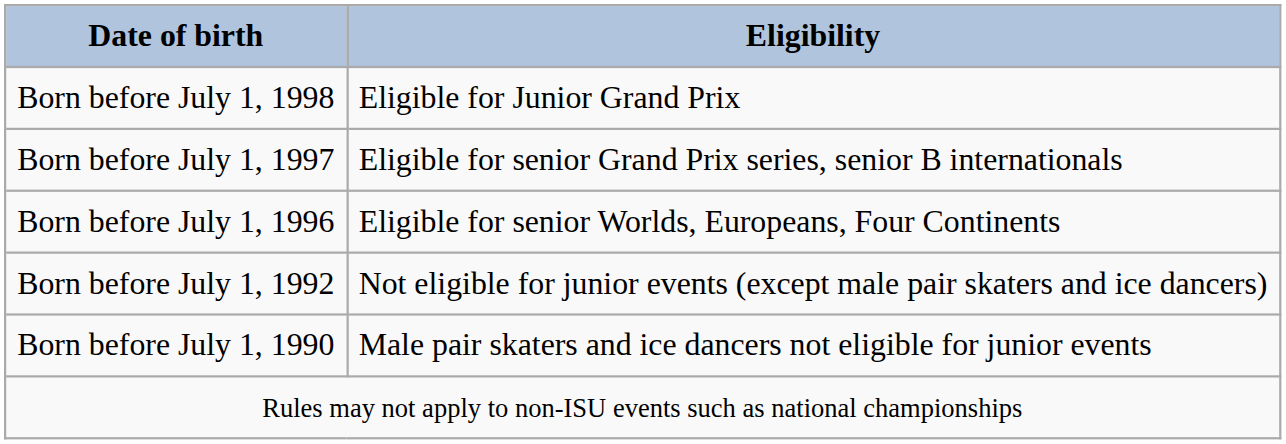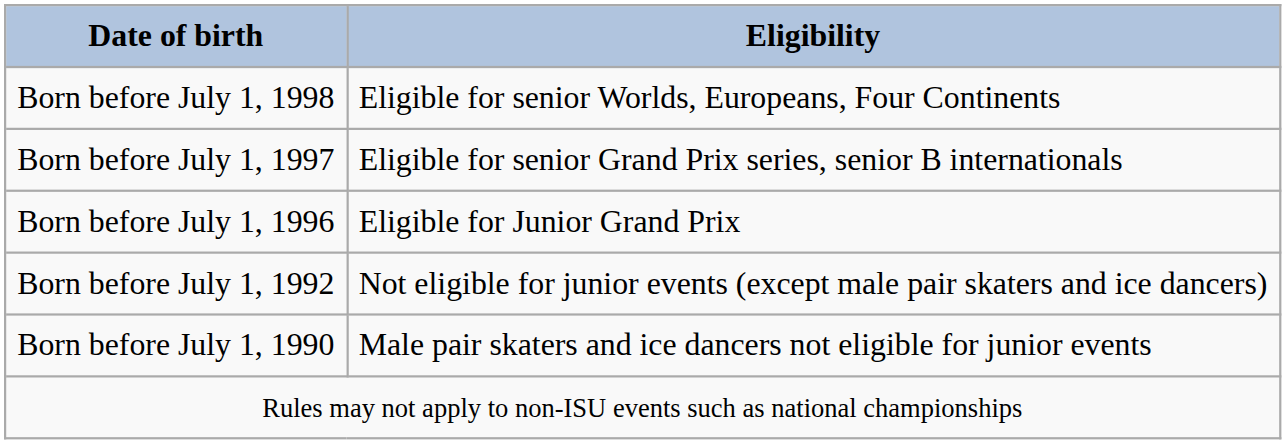(550, 97) Eligible for Junior Grand Prix -> (710, 97) Eligible for senior Worlds, Europeans, Four Continents
(710, 221) Eligible for senior Worlds, Europeans, Four Continents -> (550, 221) Eligible for Junior Grand Prix
